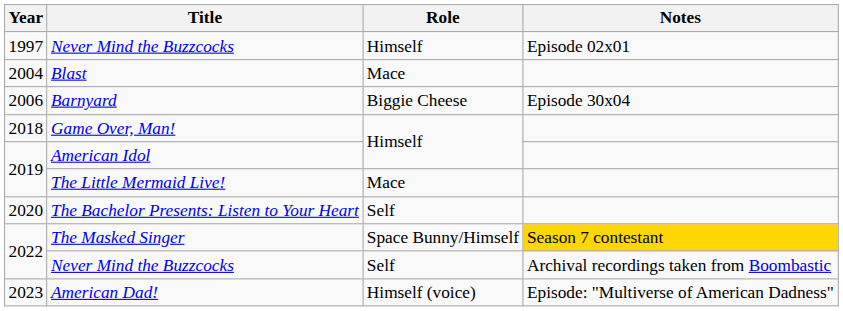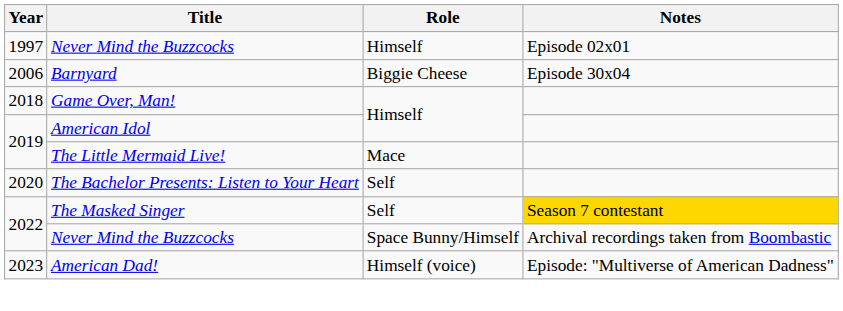- row: (26, 73)
(443, 237) Space Bunny/Himself -> (381, 210) Self
(381, 264) Self -> (443, 237) Space Bunny/Himself
